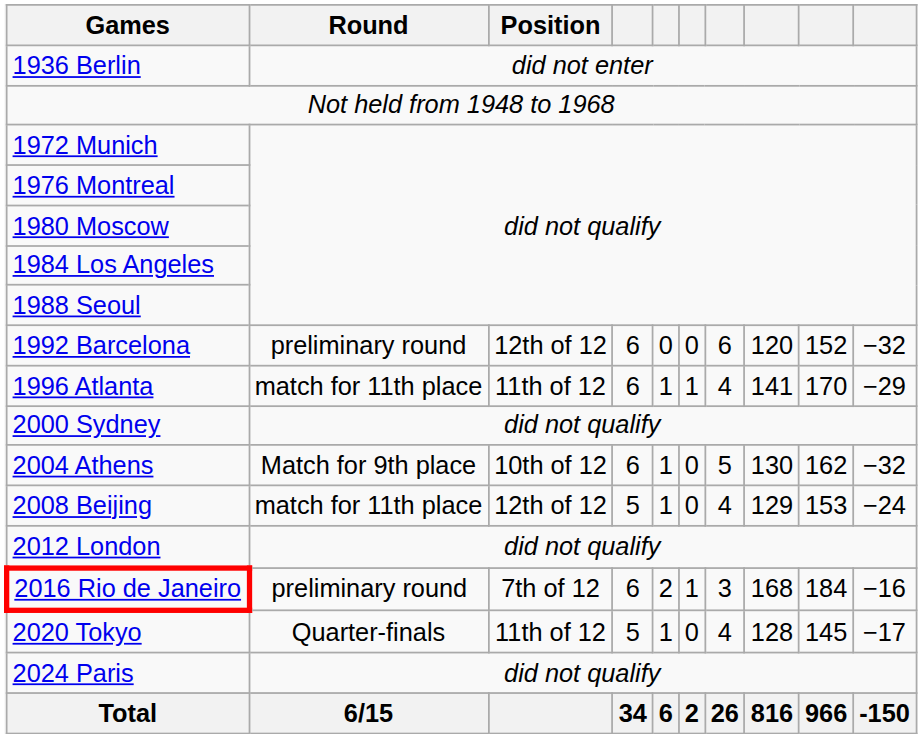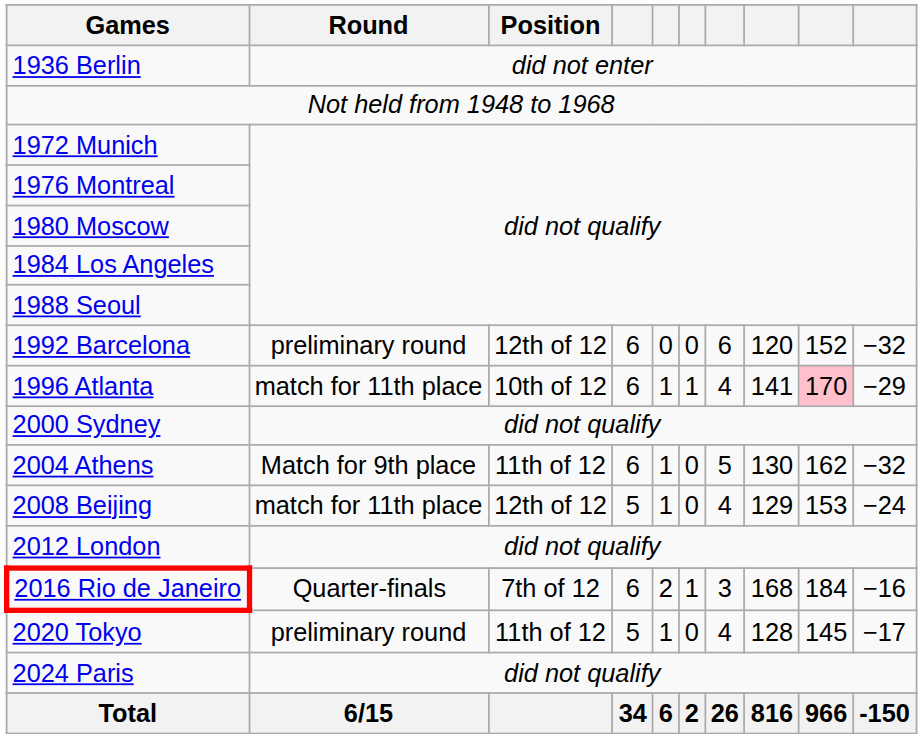(551, 386) 11th of 12 -> (551, 386) 10th of 12
(826, 386) no background -> (826, 386) pink background
(551, 466) 10th of 12 -> (551, 466) 11th of 12
(369, 589) preliminary round -> (369, 589) Quarter-finals
(368, 632) Quarter-finals -> (368, 632) preliminary round
